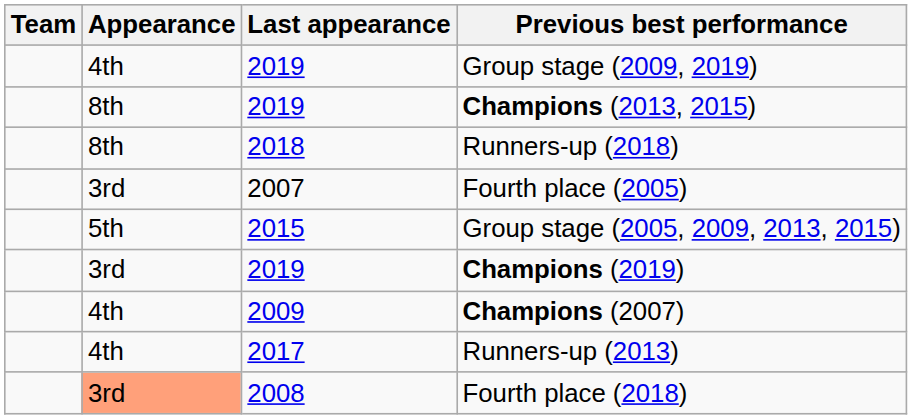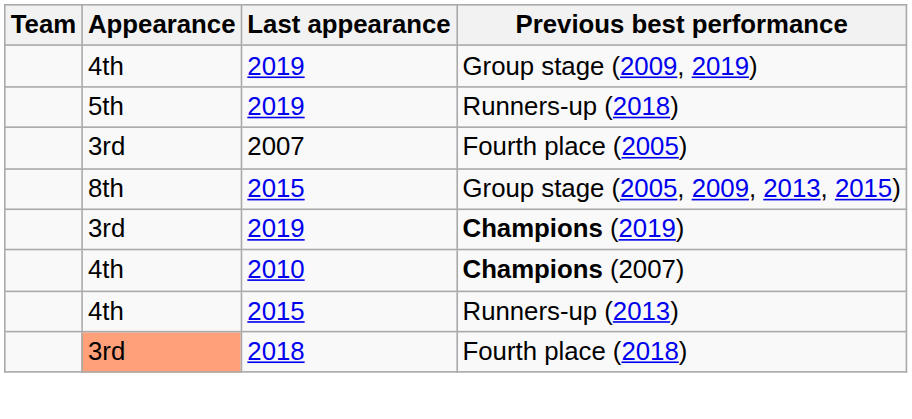- row: (609, 106)
(106, 147) 8th -> (106, 106) 5th
(276, 147) 2018 -> (276, 106) 2019
(106, 229) 5th -> (106, 188) 8th
(276, 310) 2009 -> (276, 270) 2010
(276, 351) 2017 -> (276, 310) 2015
(276, 392) 2008 -> (276, 351) 2018
